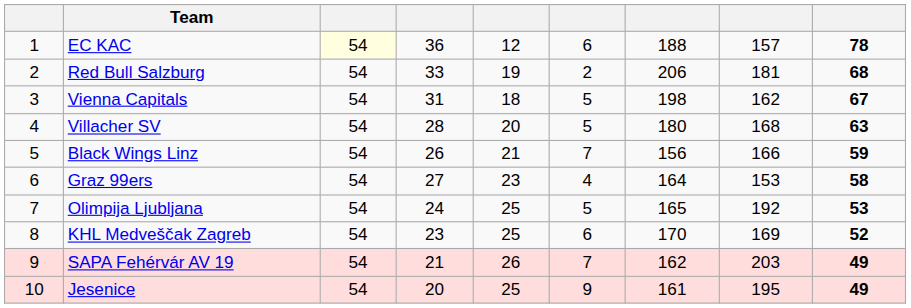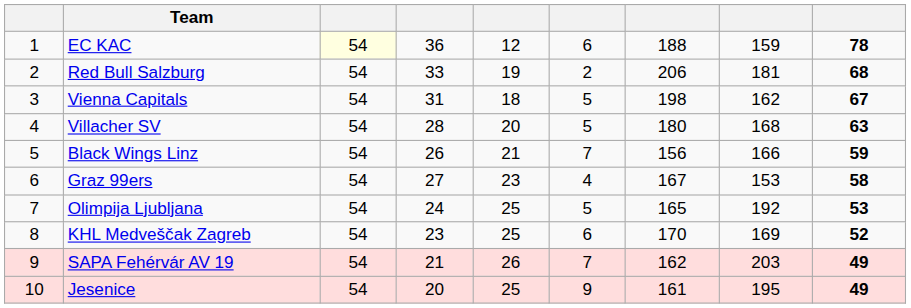(766, 45) 157 -> (766, 45) 159
(672, 180) 164 -> (672, 180) 167
